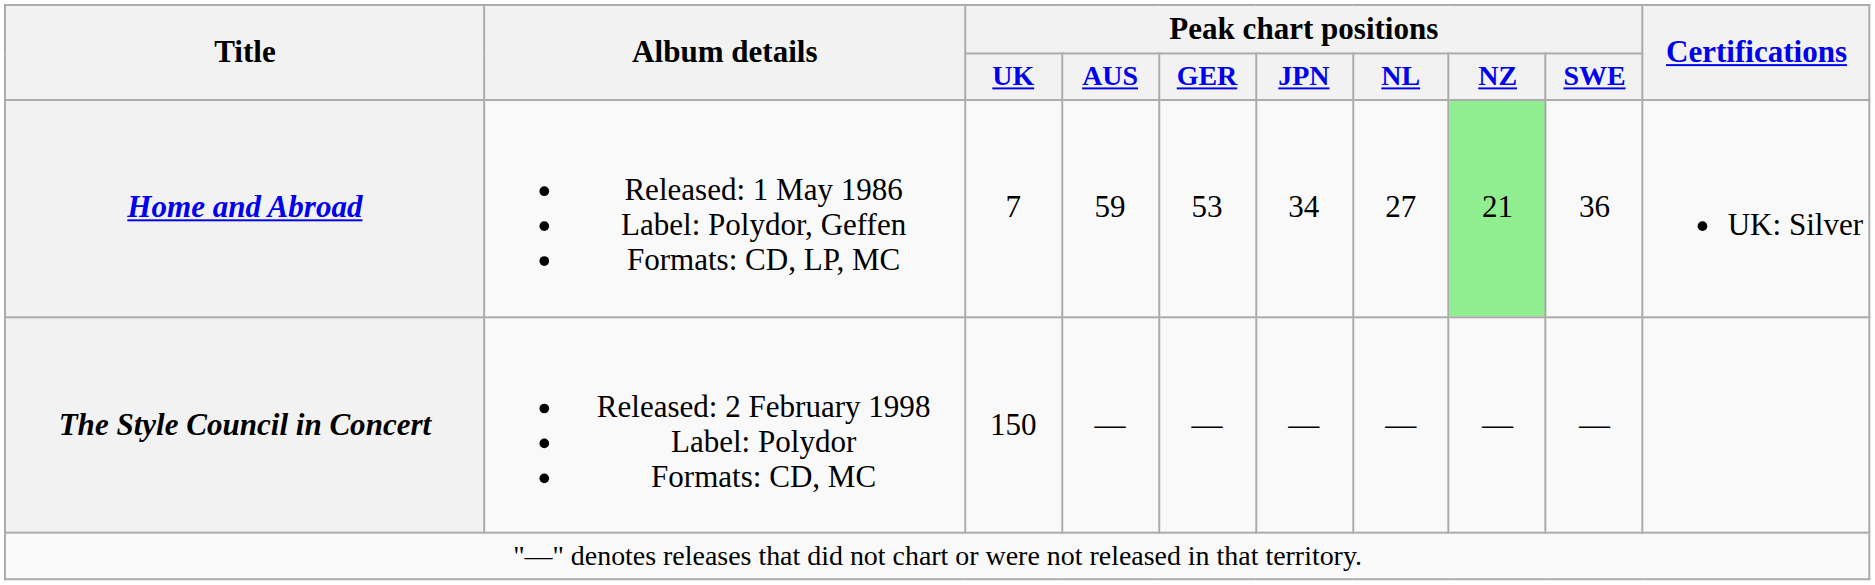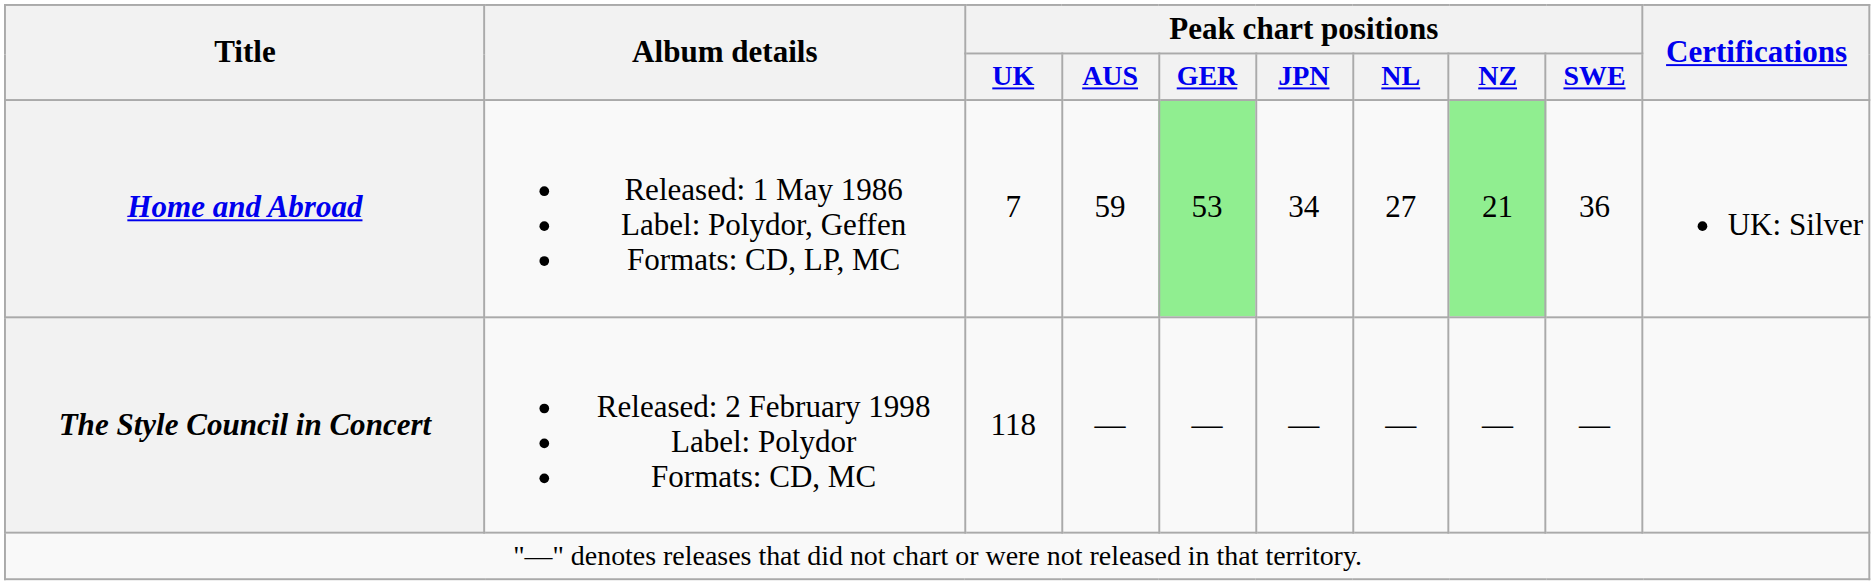(1207, 207) no background -> (1207, 207) lightgreen background
(1013, 423) 150 -> (1013, 423) 118
